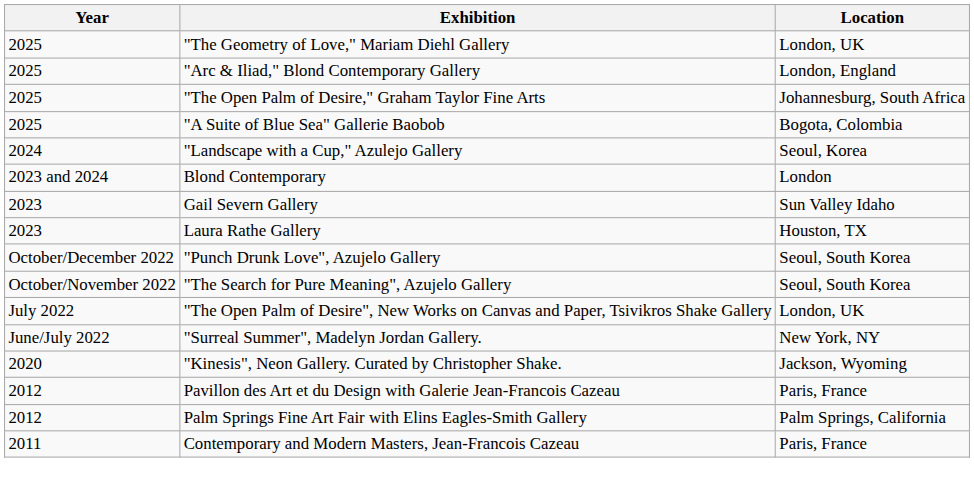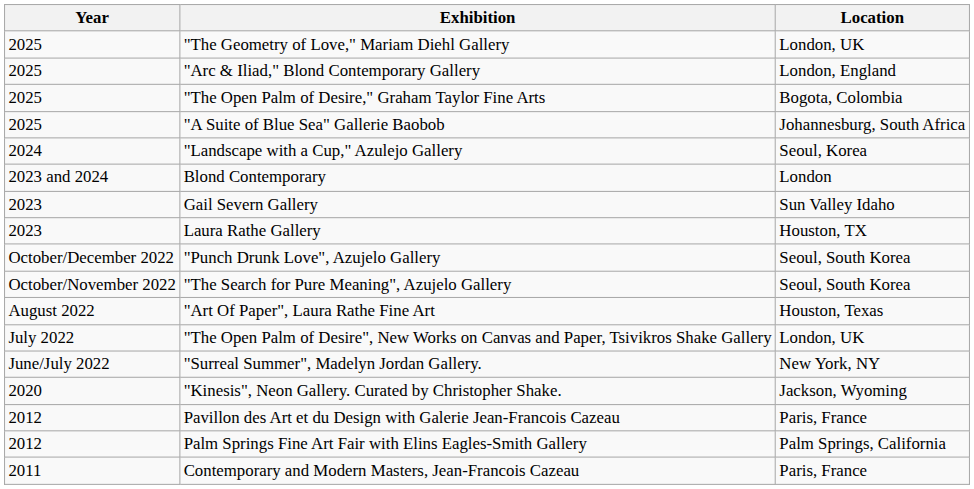(872, 97) Johannesburg, South Africa -> (841, 97) Bogota, Colombia
(841, 124) Bogota, Colombia -> (872, 124) Johannesburg, South Africa
+ row: (309, 310)
